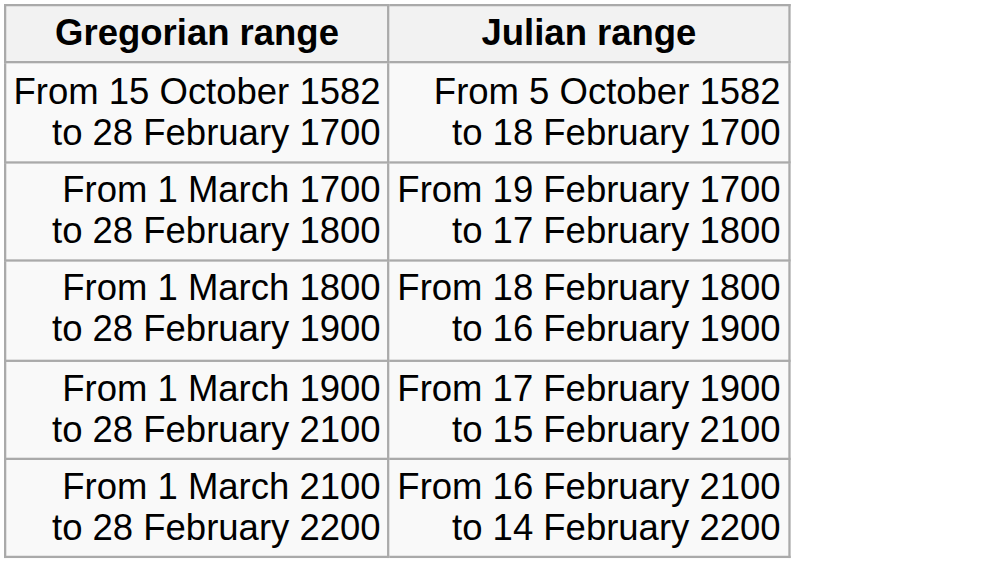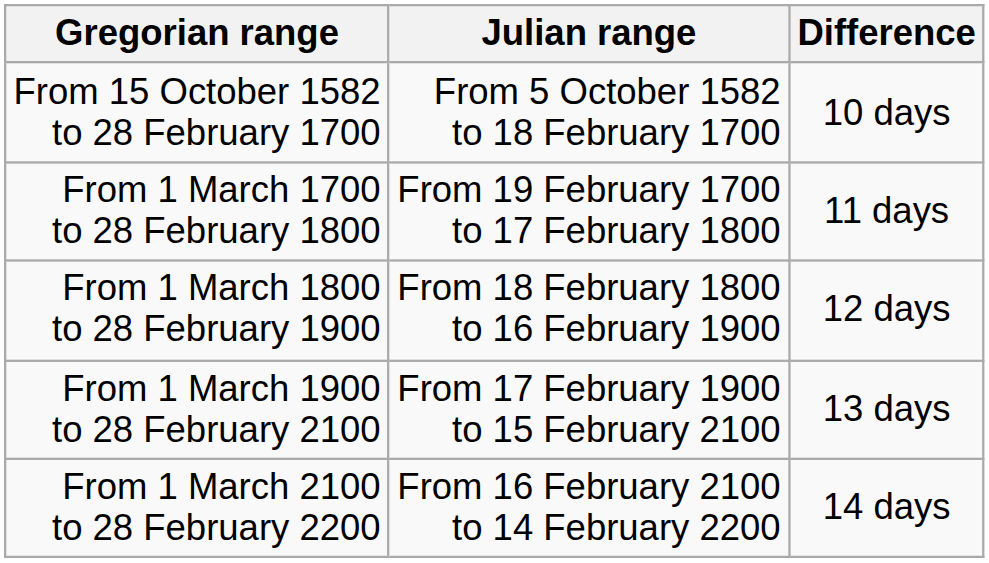+ column: (887, 33)
